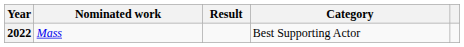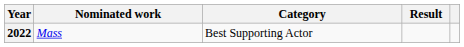columns swapped: (350, 14) <-> (226, 14)
